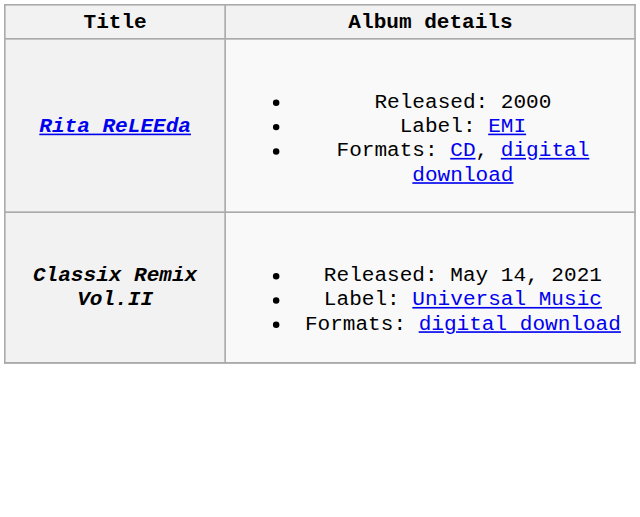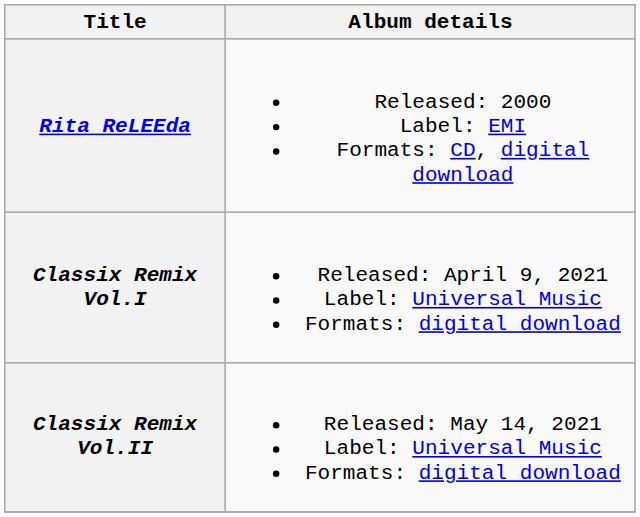+ row: (115, 287)
